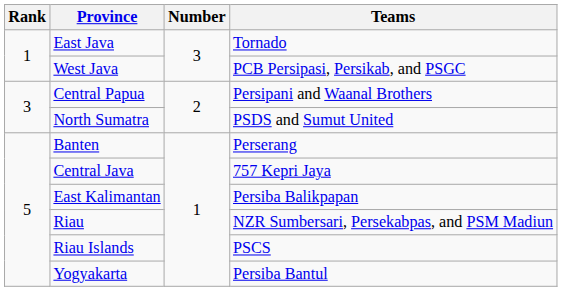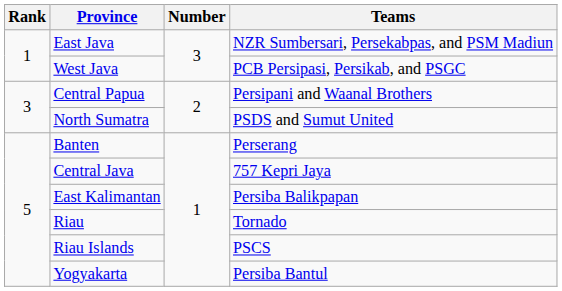(260, 42) Tornado -> (393, 42) NZR Sumbersari, Persekabpas, and PSM Madiun
(393, 222) NZR Sumbersari, Persekabpas, and PSM Madiun -> (260, 222) Tornado
